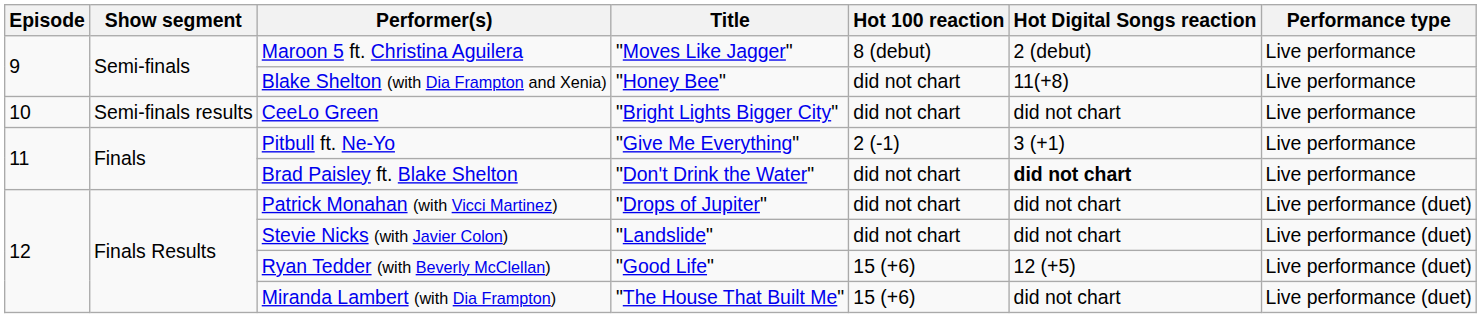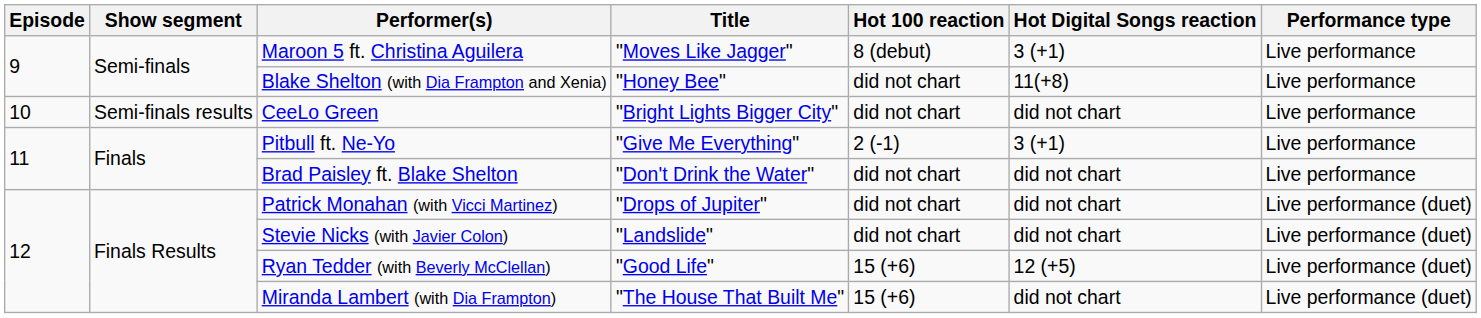(1052, 51) 2 (debut) -> (1039, 51) 3 (+1)
(1072, 174) bold -> (1067, 174) normal
